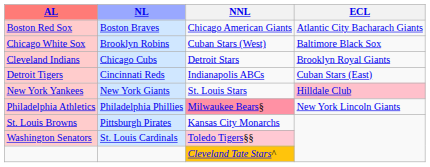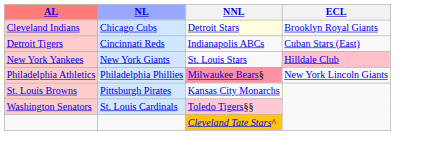- row: (39, 28)
- row: (46, 43)
(213, 59) no background -> (213, 28) lightyellow background
